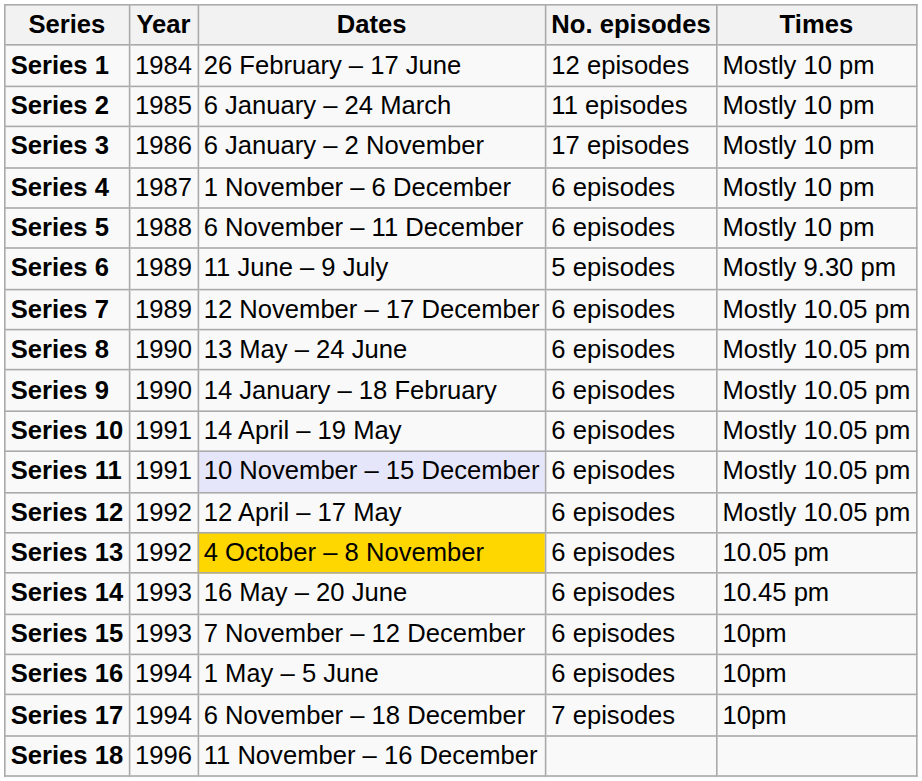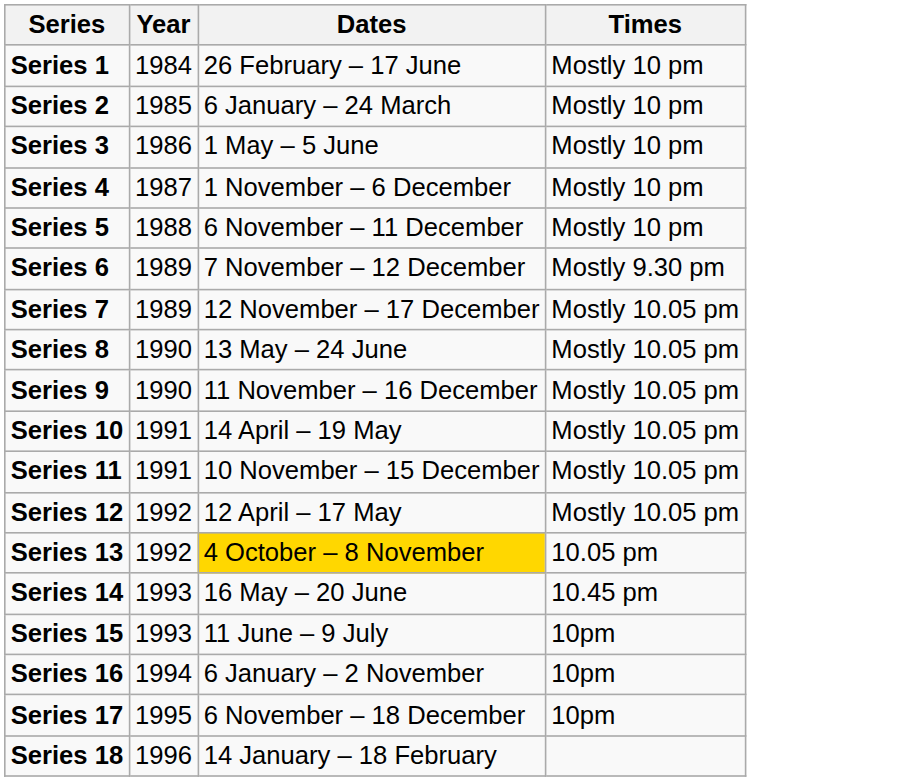- column: (631, 24)
(344, 146) 6 January – 2 November -> (291, 146) 1 May – 5 June
(296, 268) 11 June – 9 July -> (364, 268) 7 November – 12 December
(350, 390) 14 January – 18 February -> (371, 390) 11 November – 16 December
(372, 471) lavender background -> (372, 471) no background
(364, 633) 7 November – 12 December -> (296, 633) 11 June – 9 July
(291, 674) 1 May – 5 June -> (344, 674) 6 January – 2 November
(163, 715) 1994 -> (163, 715) 1995
(371, 755) 11 November – 16 December -> (350, 755) 14 January – 18 February
